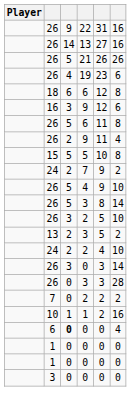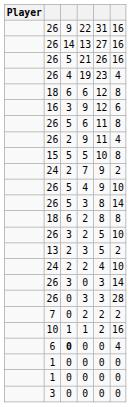(118, 60) 26 -> (118, 60) 16
(118, 76) 6 -> (118, 76) 4
+ row: (52, 219)
